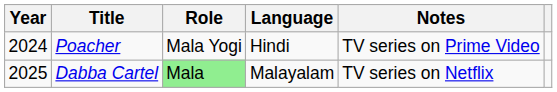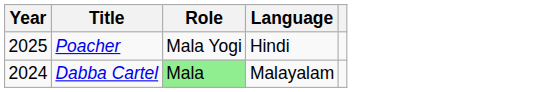- column: (441, 18)
(28, 45) 2024 -> (28, 45) 2025
(28, 73) 2025 -> (28, 73) 2024
